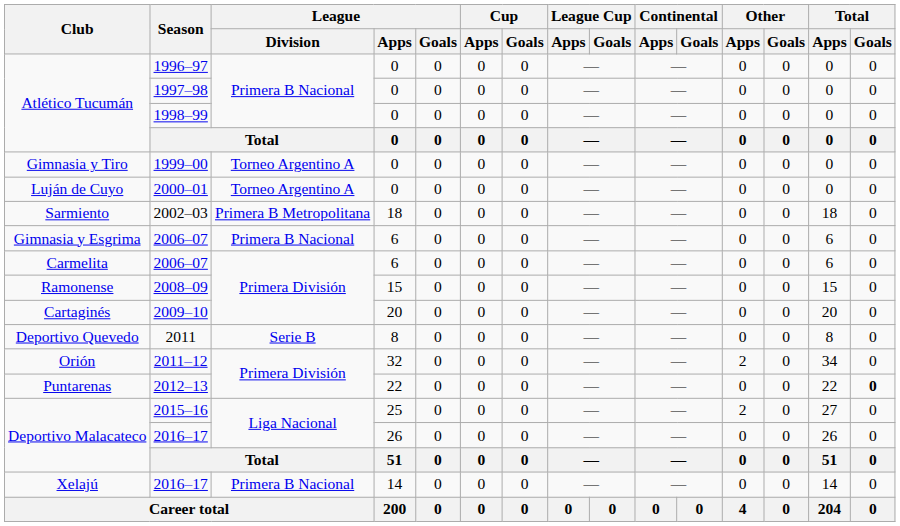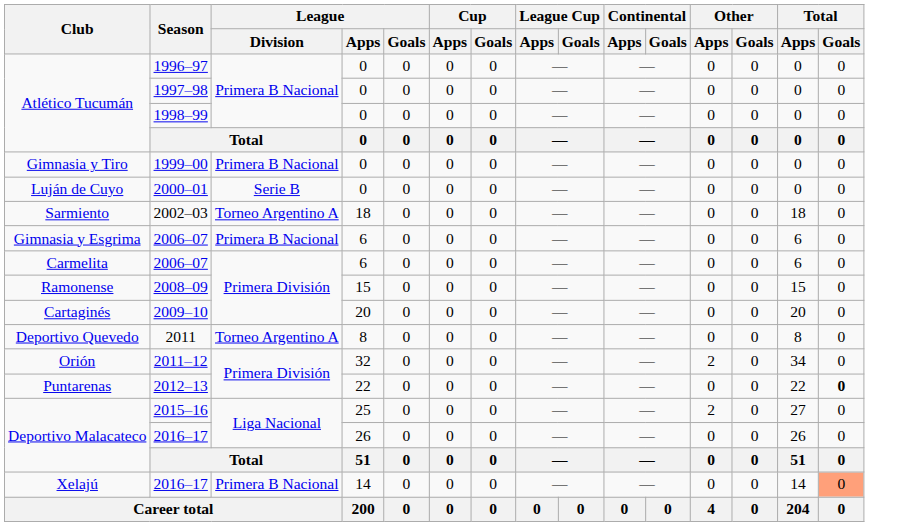(293, 164) Torneo Argentino A -> (277, 164) Primera B Nacional
(293, 189) Torneo Argentino A -> (277, 189) Serie B
(293, 213) Primera B Metropolitana -> (277, 213) Torneo Argentino A
(293, 336) Serie B -> (277, 336) Torneo Argentino A
(873, 484) no background -> (841, 484) lightsalmon background
